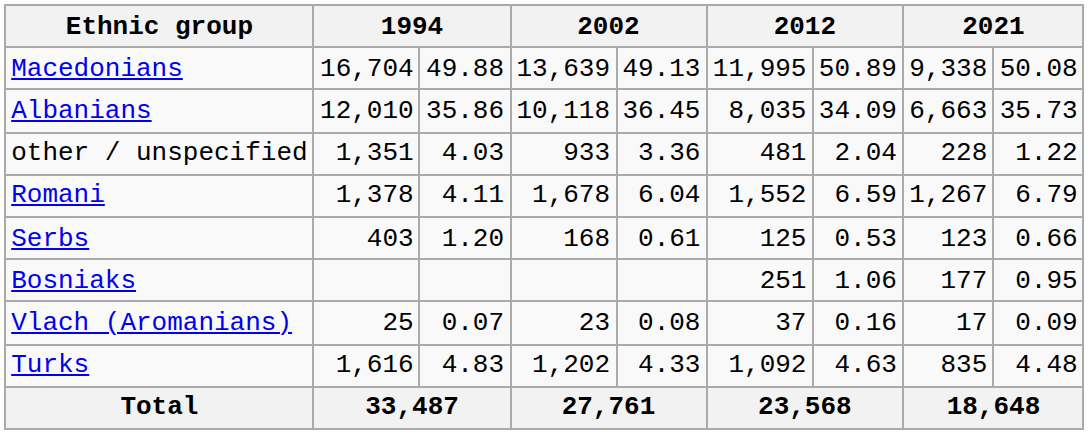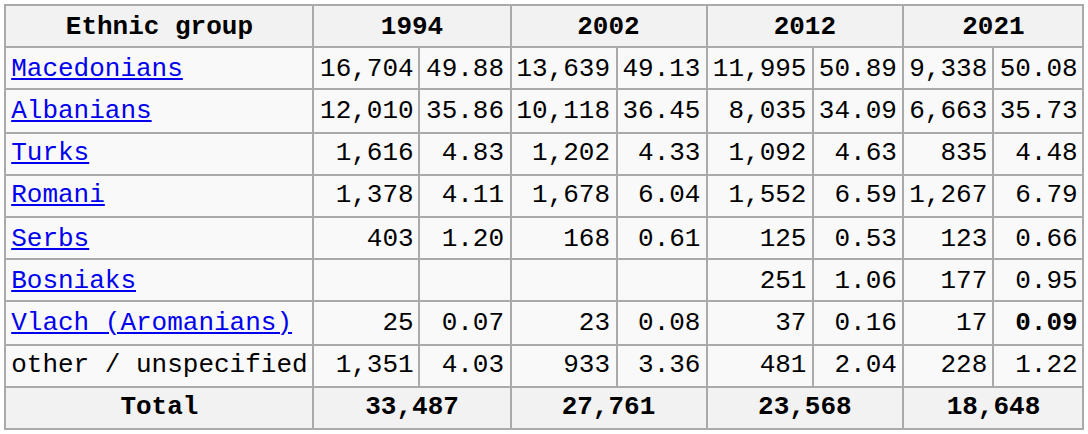rows swapped: (50, 365) <-> (159, 153)
(1046, 323) normal -> (1046, 323) bold
